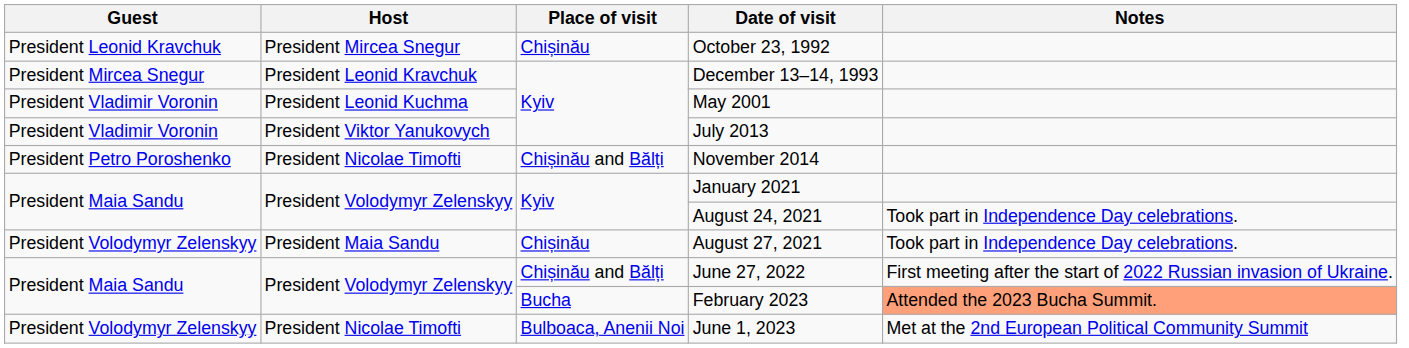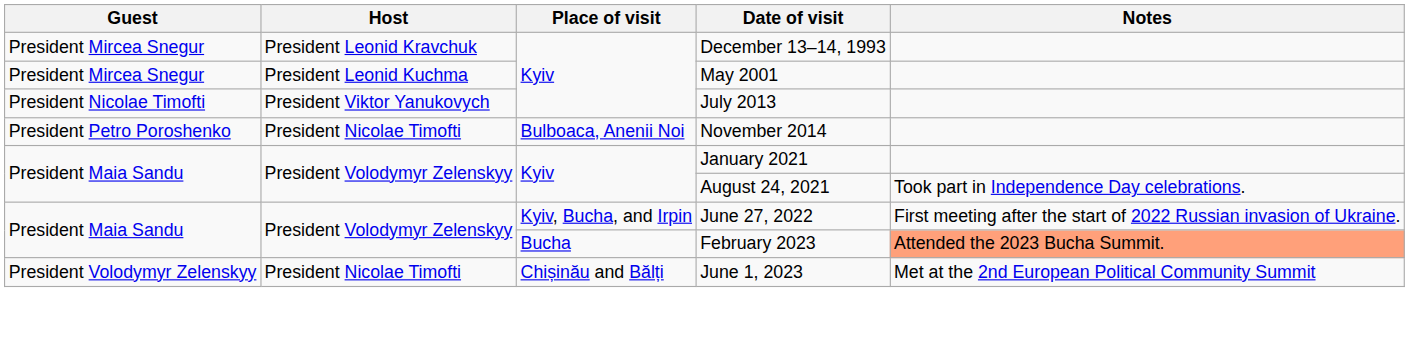- row: (761, 46)
(113, 103) President Vladimir Voronin -> (106, 74) President Mircea Snegur
(113, 131) President Vladimir Voronin -> (107, 103) President Nicolae Timofti
(592, 159) Chișinău and Bălți -> (603, 131) Bulboaca, Anenii Noi
- row: (757, 243)
(592, 272) Chișinău and Bălți -> (606, 215) Kyiv, Bucha, and Irpin
(603, 328) Bulboaca, Anenii Noi -> (592, 272) Chișinău and Bălți
